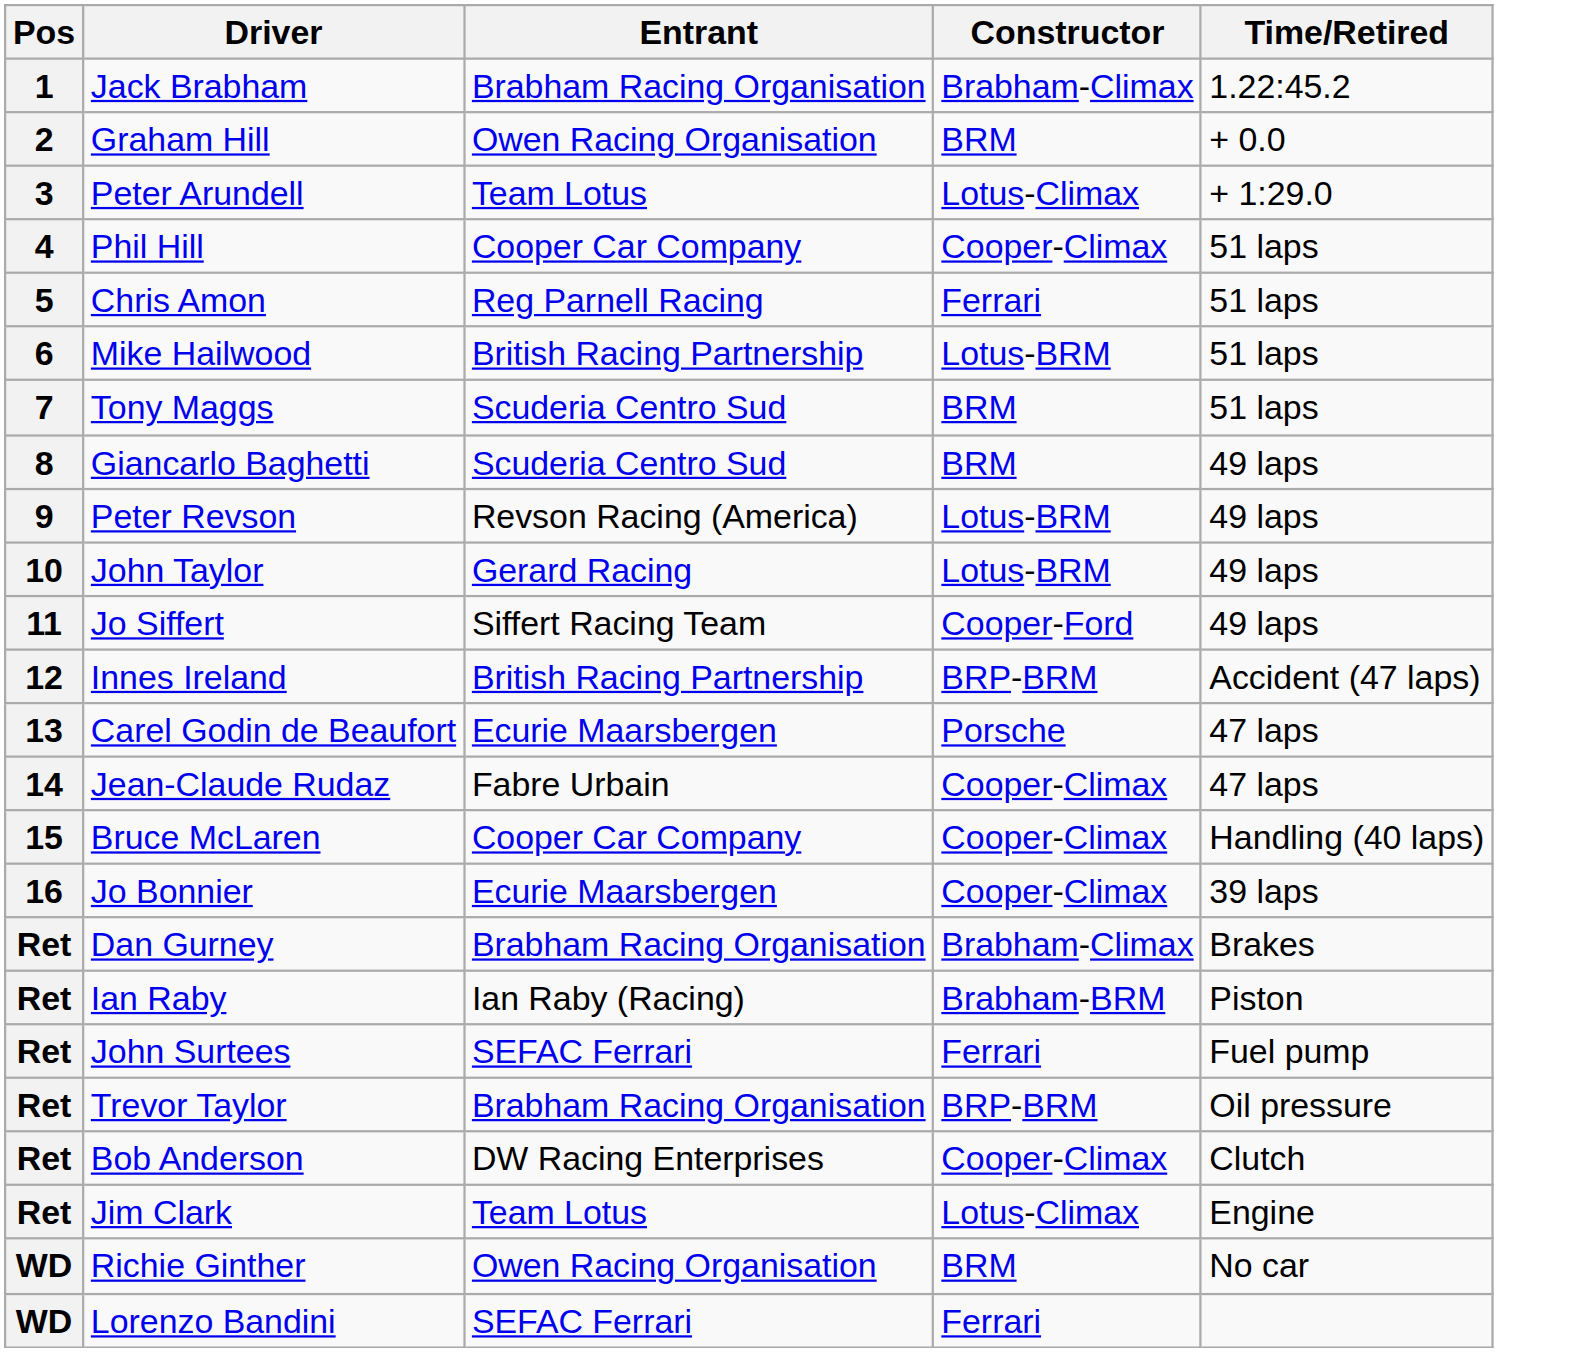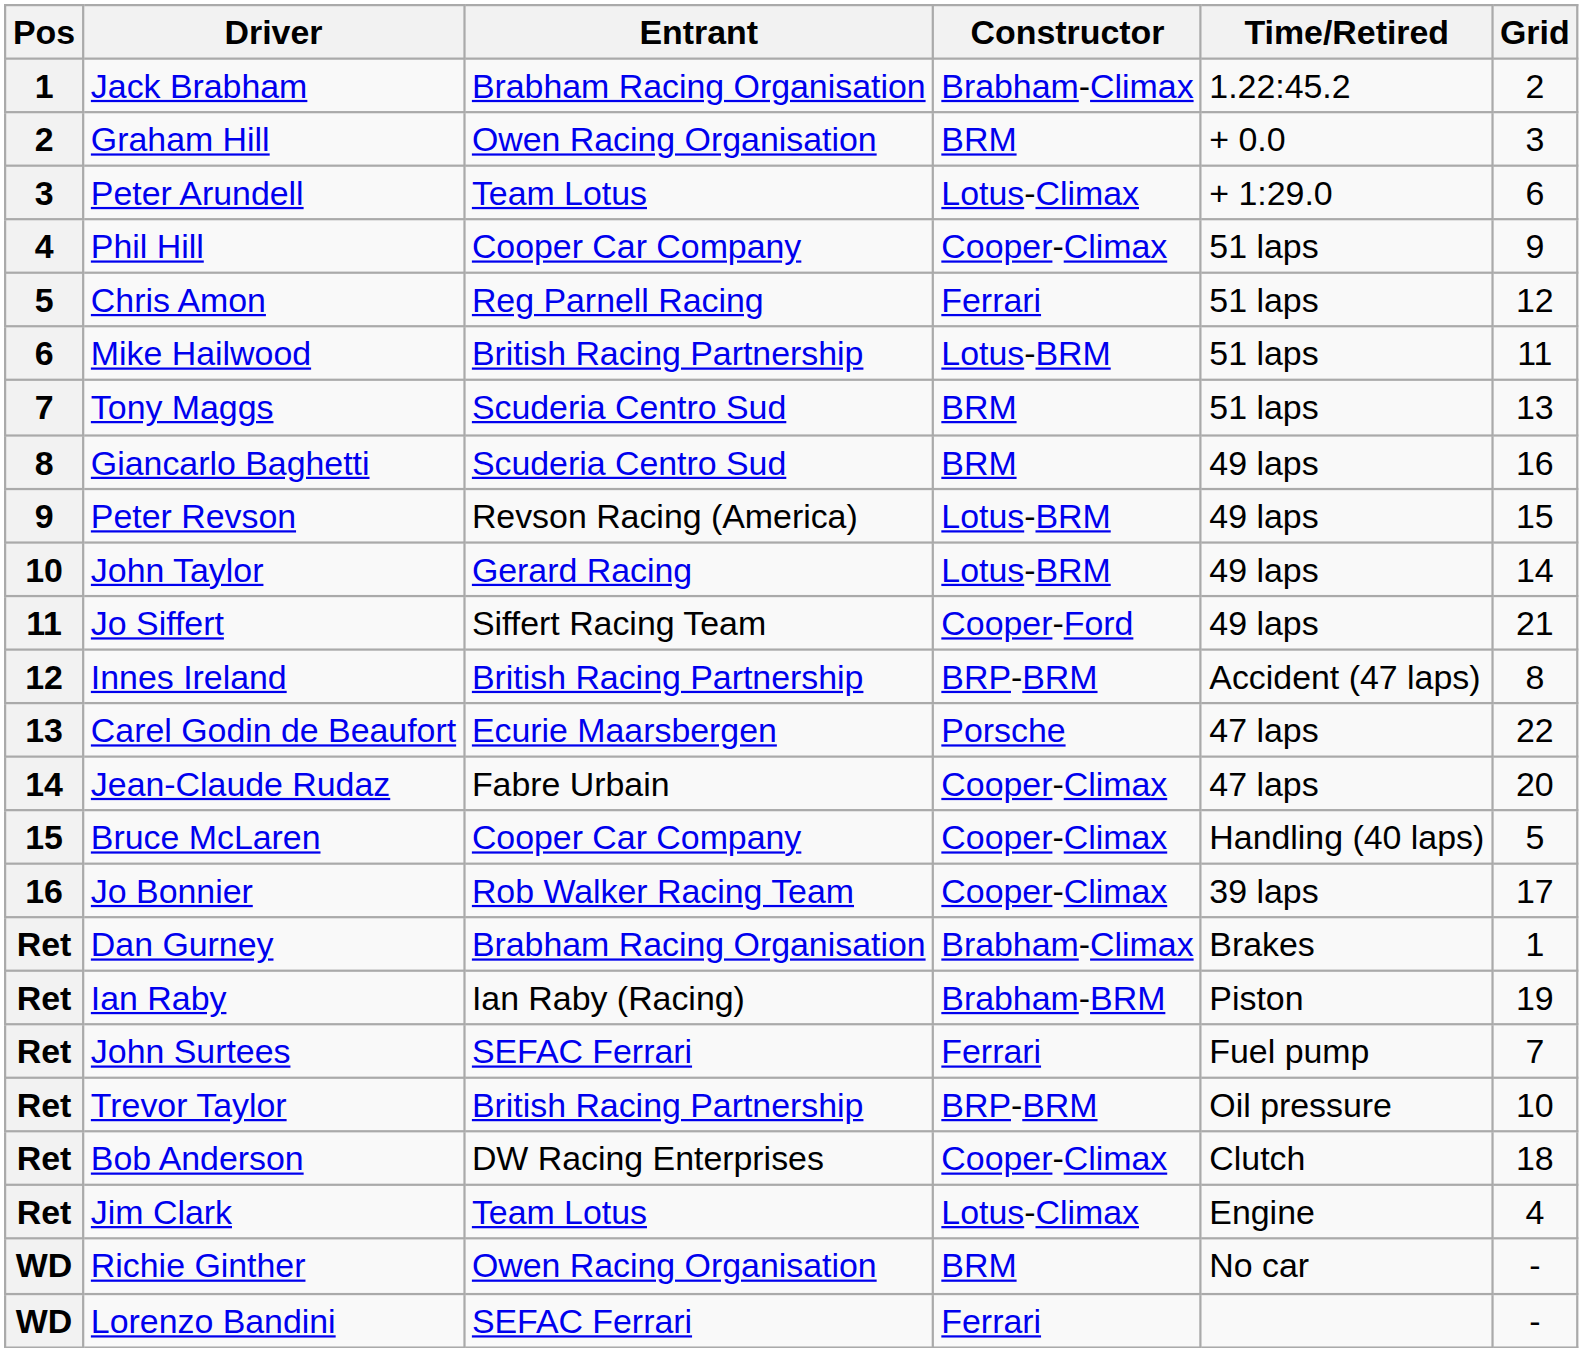+ column: (1535, 32)
(624, 891) Ecurie Maarsbergen -> (663, 891) Rob Walker Racing Team
(699, 1105) Brabham Racing Organisation -> (668, 1105) British Racing Partnership
